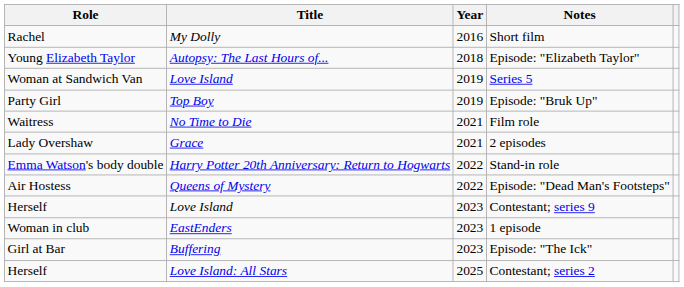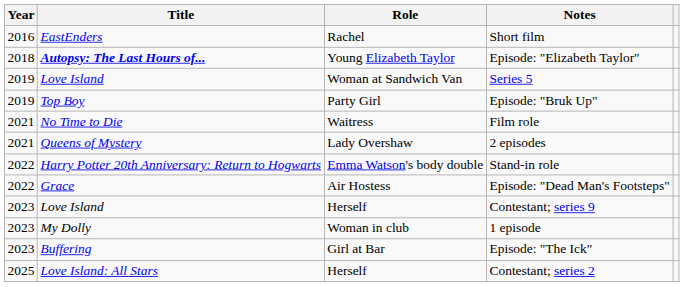columns swapped: (470, 15) <-> (86, 15)
(195, 36) My Dolly -> (72, 36) EastEnders
(249, 57) normal -> (123, 57) bold
(187, 143) Grace -> (91, 143) Queens of Mystery
(220, 185) Queens of Mystery -> (57, 185) Grace
(201, 228) EastEnders -> (66, 228) My Dolly
